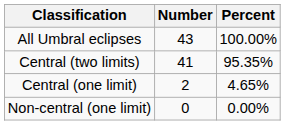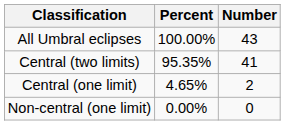columns swapped: (185, 16) <-> (248, 16)
